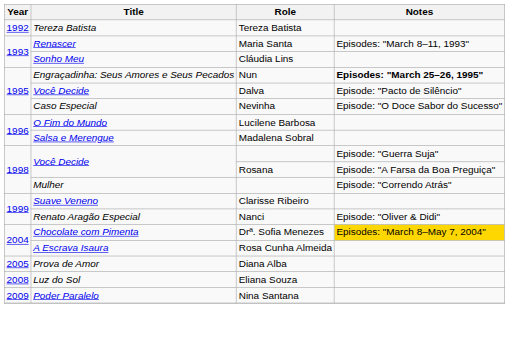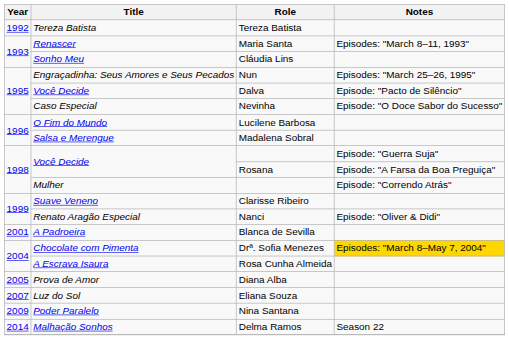(410, 75) bold -> (406, 75) normal
+ row: (59, 232)
(18, 279) 2008 -> (18, 295) 2007
+ row: (73, 327)
